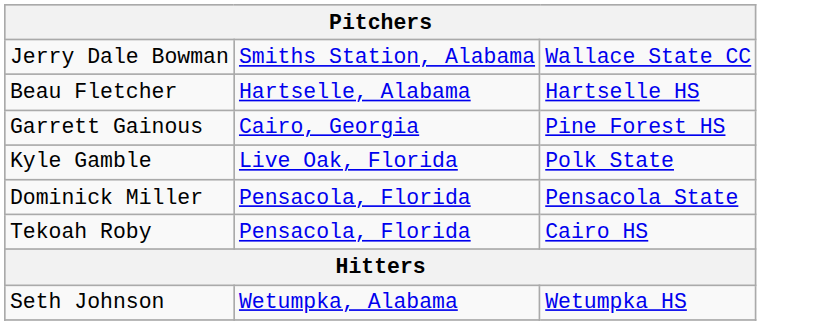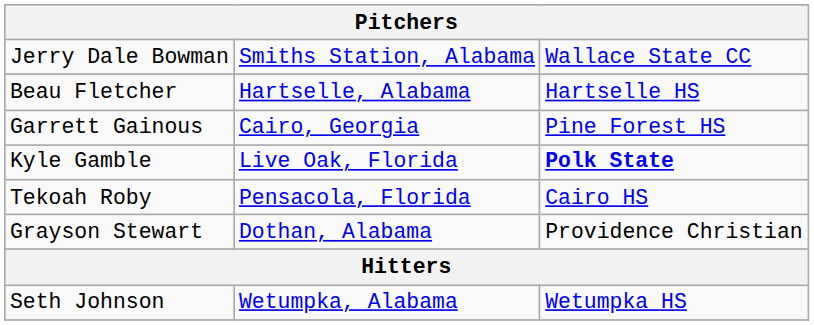(610, 162) normal -> (610, 162) bold
- row: (106, 197)
+ row: (106, 232)
